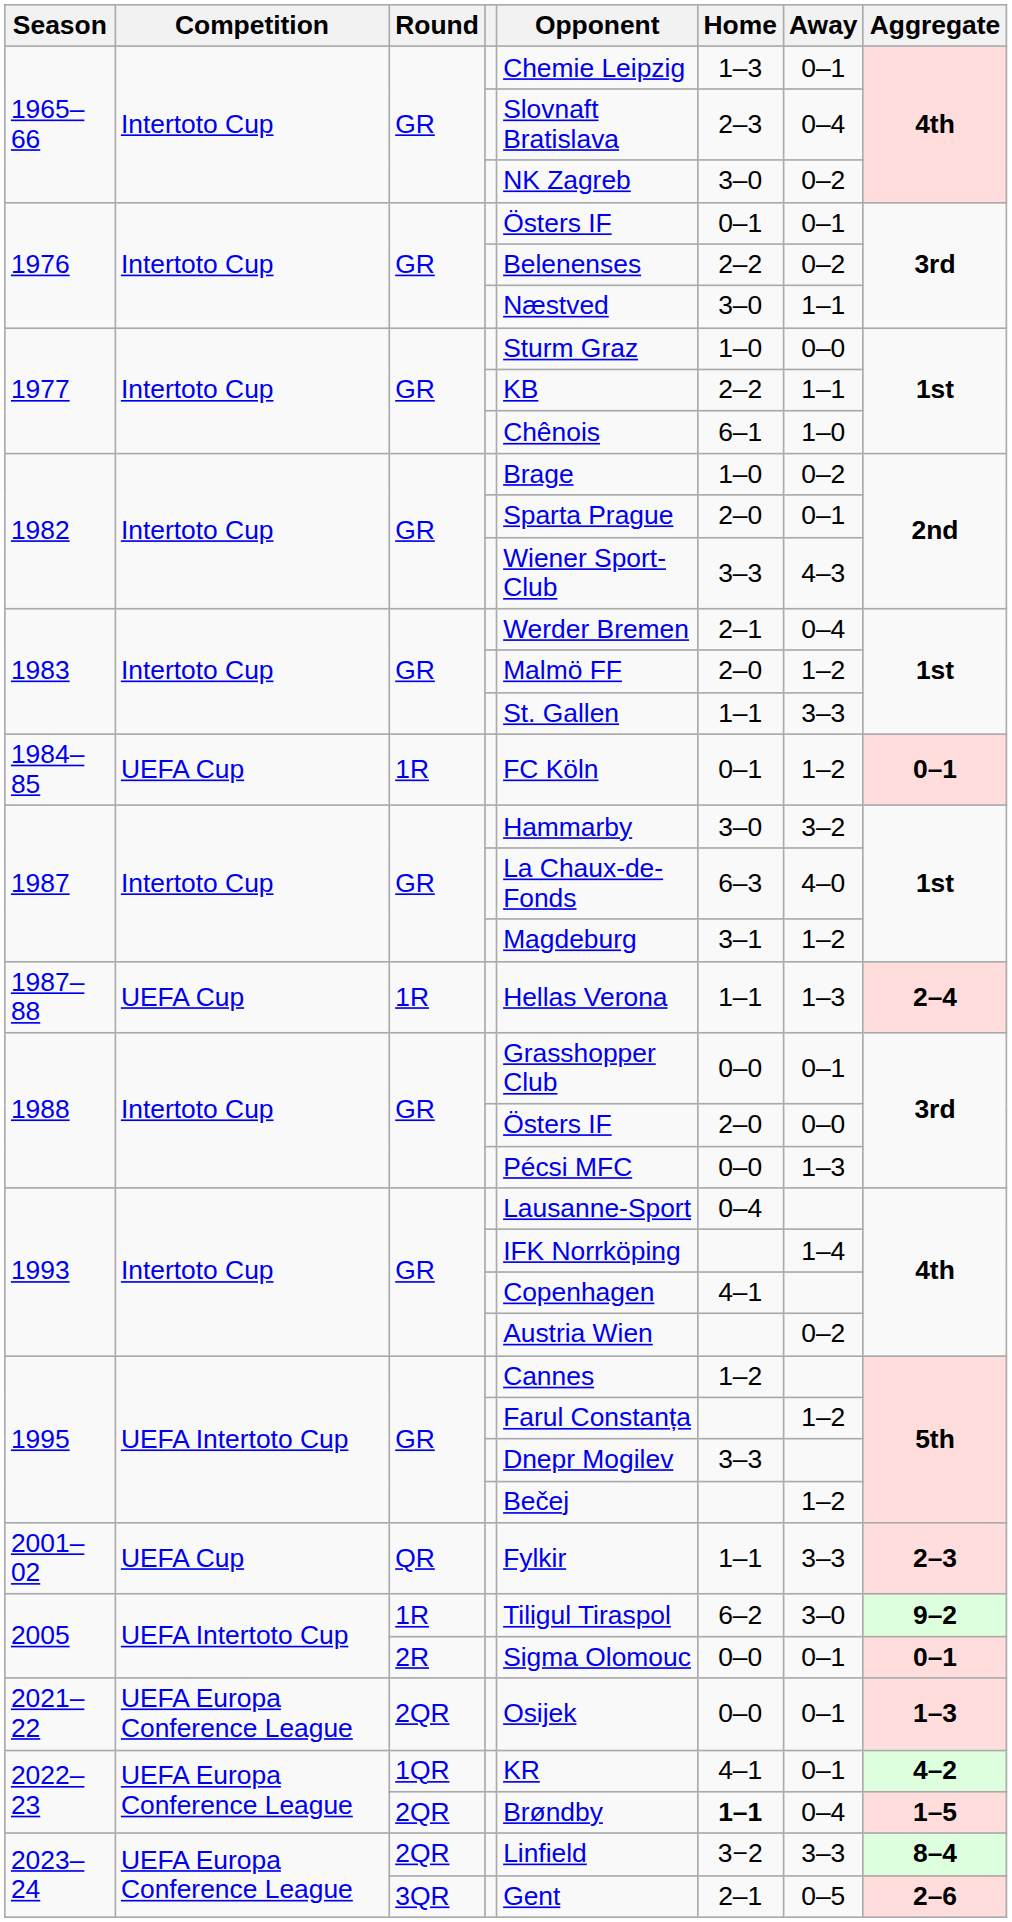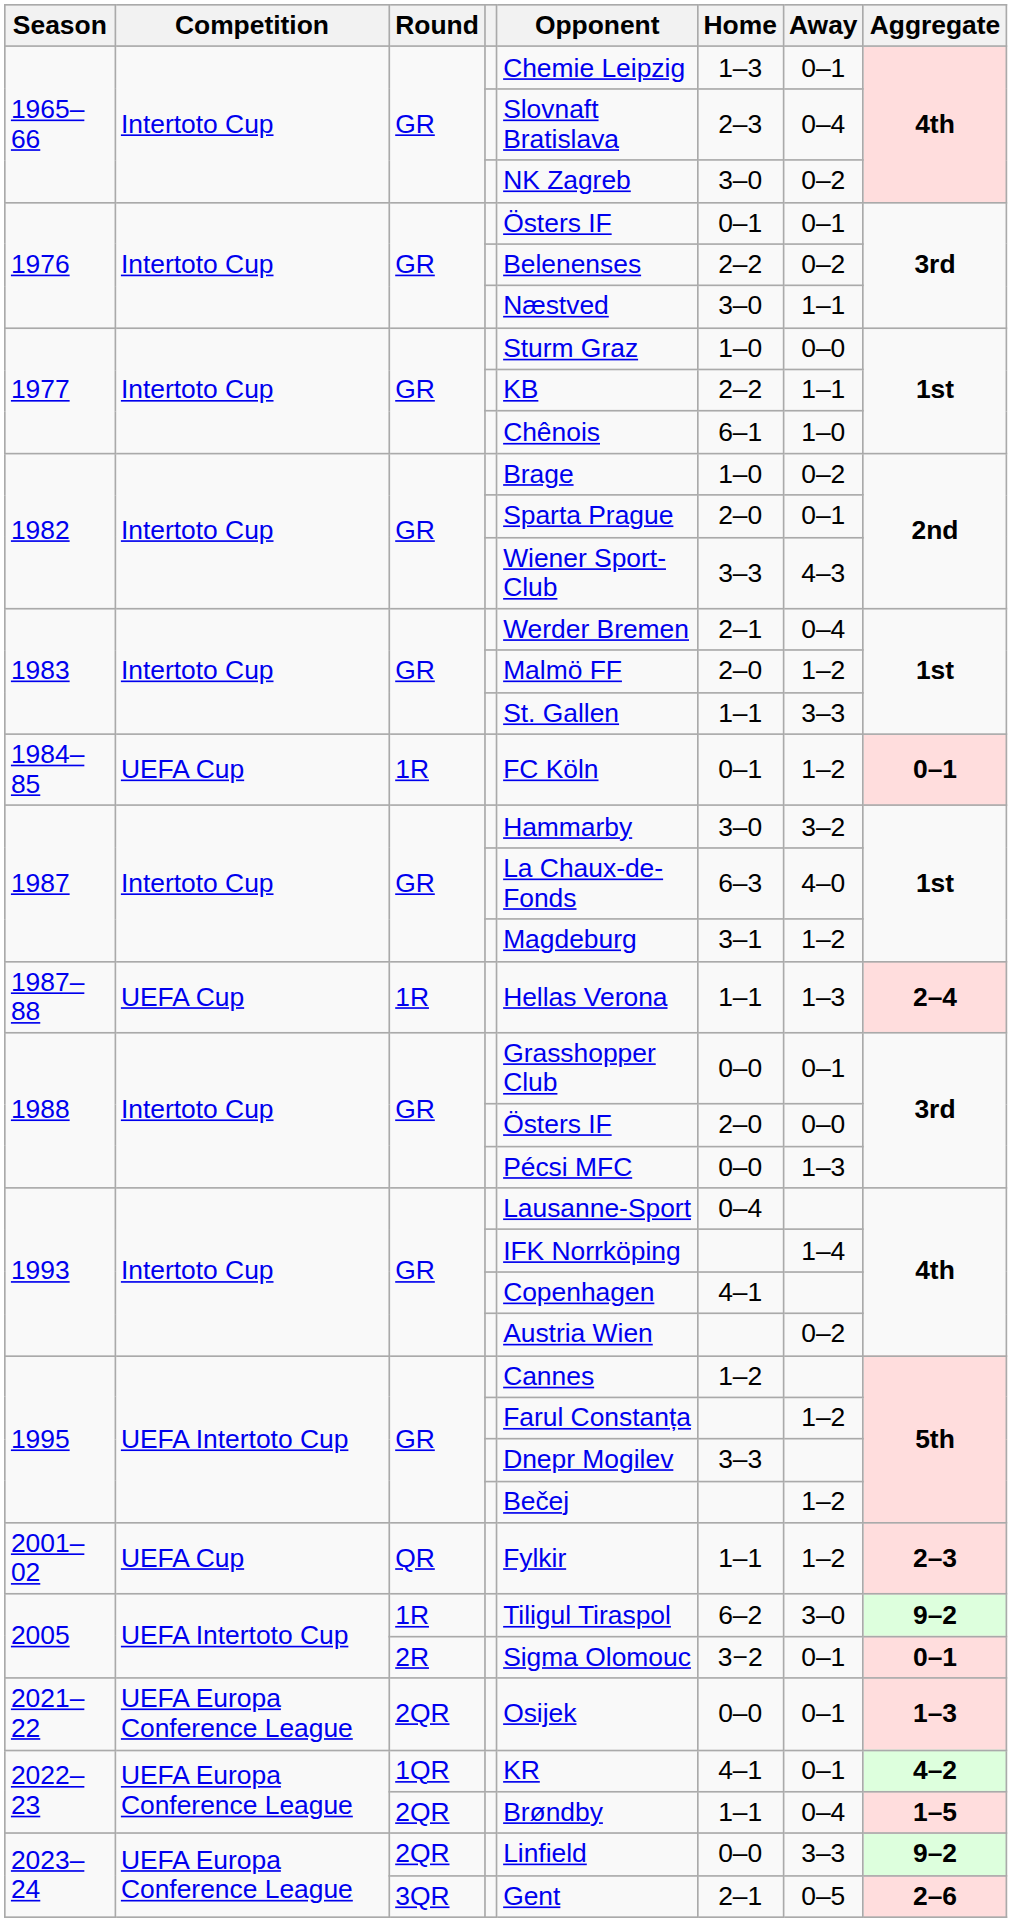(823, 1558) 3–3 -> (823, 1558) 1–2
(740, 1656) 0–0 -> (740, 1656) 3−2
(740, 1812) bold -> (740, 1812) normal
(740, 1854) 3−2 -> (740, 1854) 0–0
(935, 1854) 8–4 -> (935, 1854) 9–2
